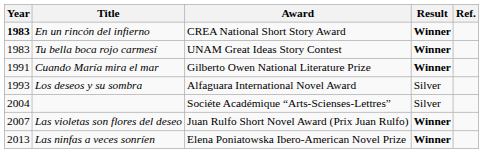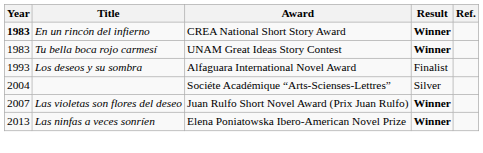- row: (97, 67)
(427, 85) Silver -> (431, 67) Finalist
